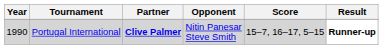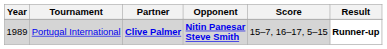(17, 32) 1990 -> (17, 32) 1989
(214, 32) normal -> (215, 32) bold
